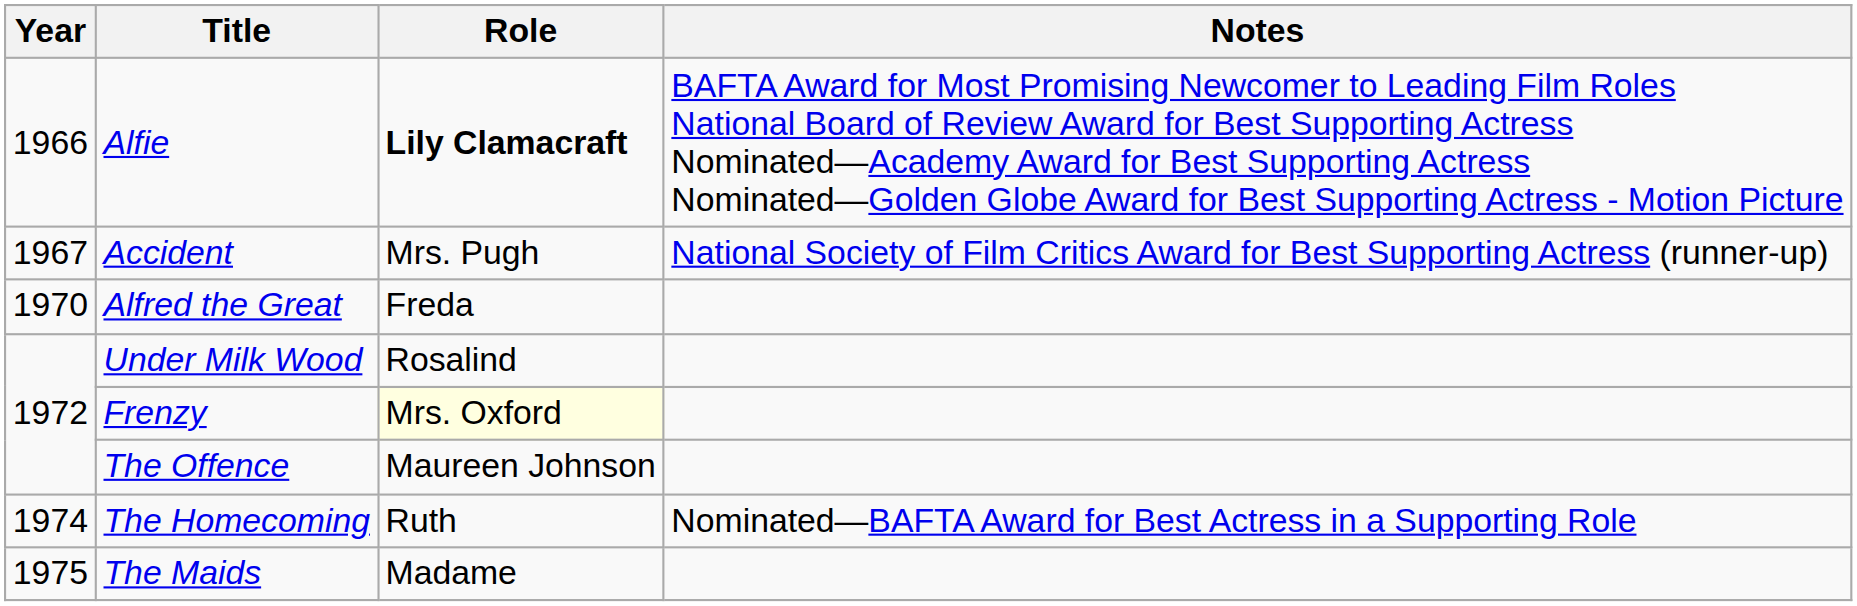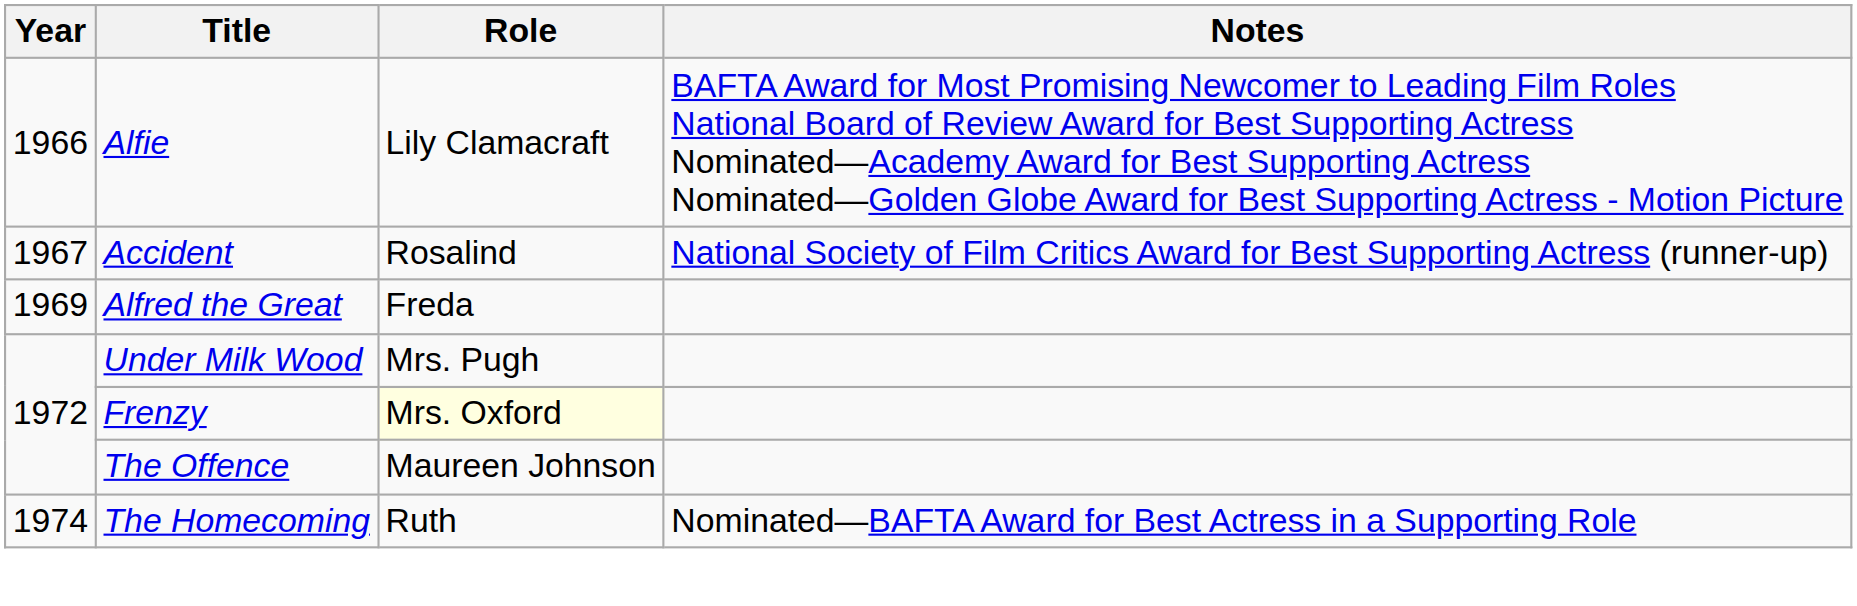(507, 141) bold -> (497, 141) normal
(462, 252) Mrs. Pugh -> (451, 252) Rosalind
(50, 305) 1970 -> (50, 305) 1969
(451, 359) Rosalind -> (462, 359) Mrs. Pugh
- row: (182, 573)
